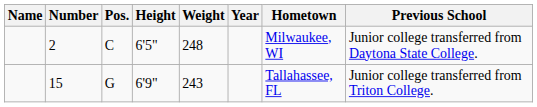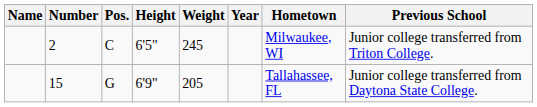(193, 45) 248 -> (193, 45) 245
(435, 45) Junior college transferred from Daytona State College. -> (435, 45) Junior college transferred from Triton College.
(193, 83) 243 -> (193, 83) 205
(435, 83) Junior college transferred from Triton College. -> (435, 83) Junior college transferred from Daytona State College.
